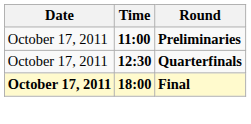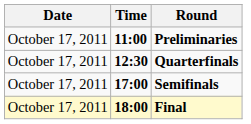+ row: (186, 84)
(59, 84) bold -> (58, 107) normal
